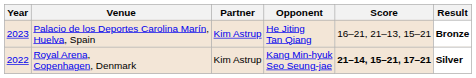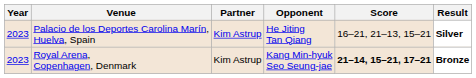(453, 34) Bronze -> (449, 34) Silver
(18, 61) 2022 -> (18, 61) 2023
(449, 61) Silver -> (453, 61) Bronze
